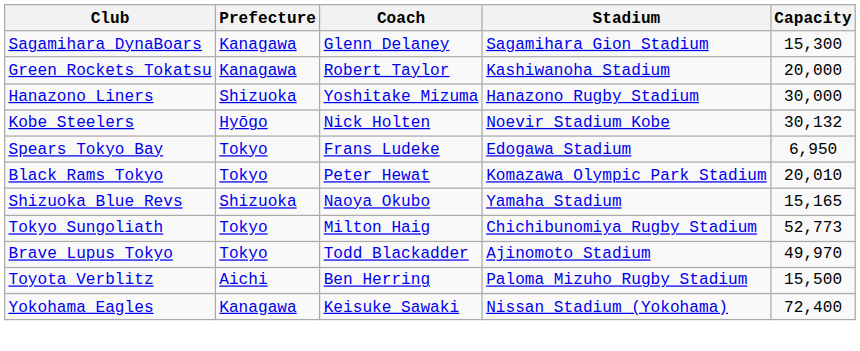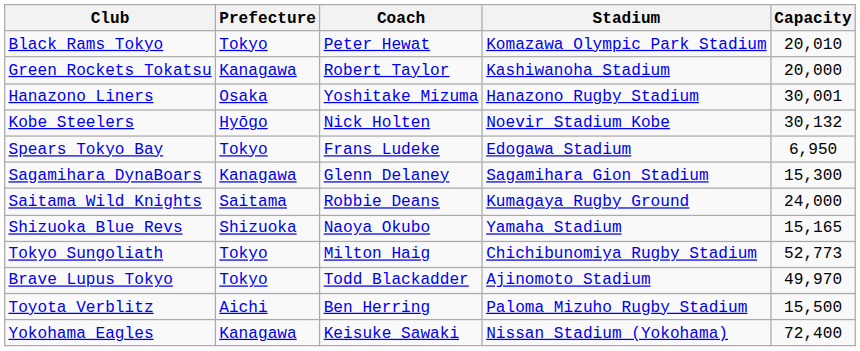rows swapped: (86, 175) <-> (105, 44)
(258, 97) Shizuoka -> (243, 97) Osaka
(813, 97) 30,000 -> (813, 97) 30,001
+ row: (105, 202)
